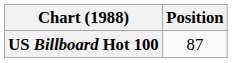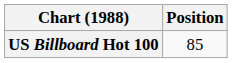(195, 44) 87 -> (195, 44) 85
